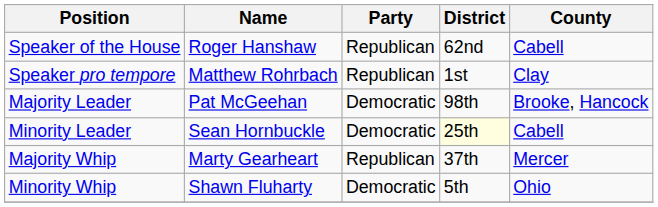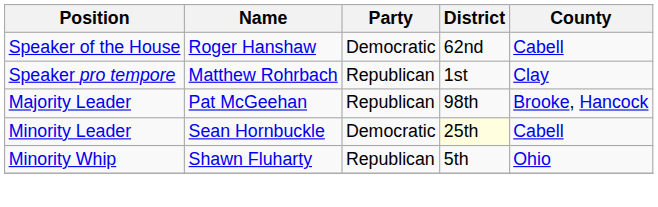(390, 46) Republican -> (391, 46) Democratic
(391, 103) Democratic -> (390, 103) Republican
- row: (62, 159)
(391, 187) Democratic -> (390, 159) Republican
